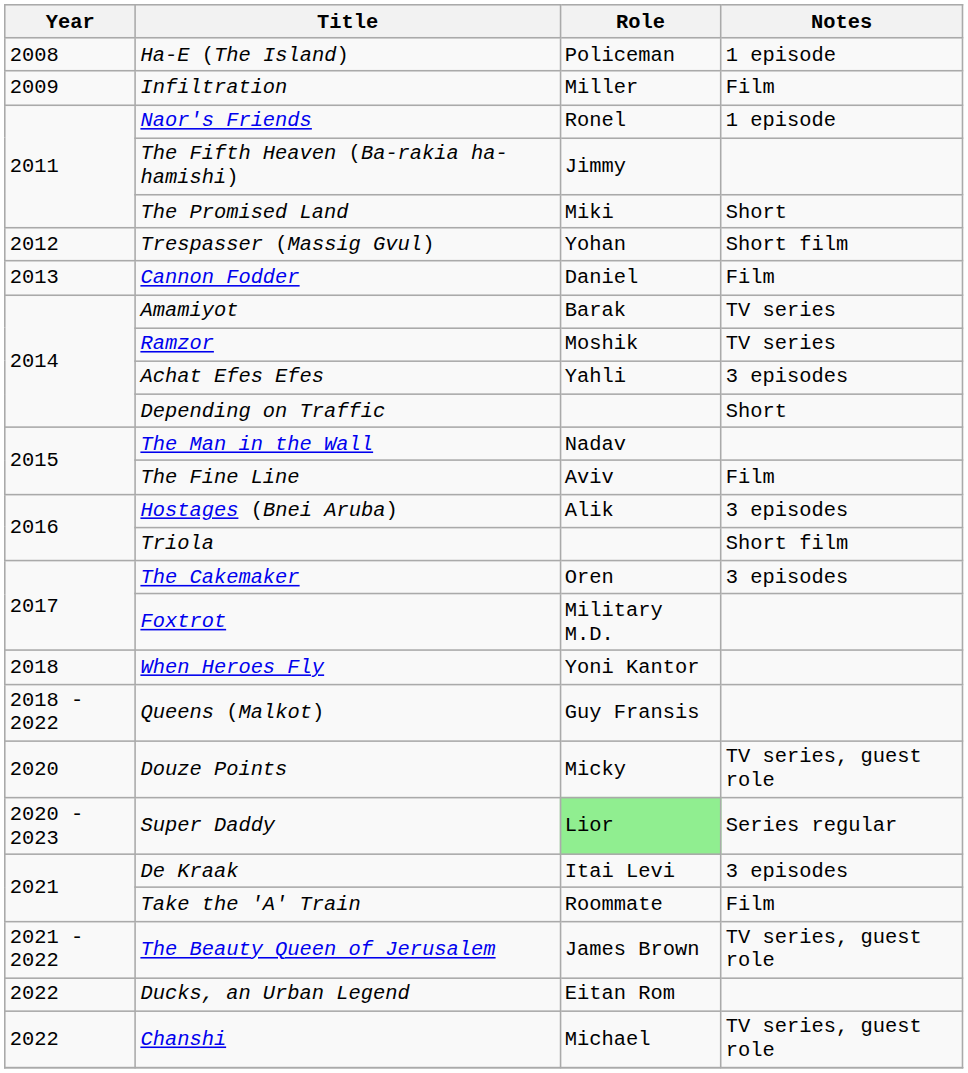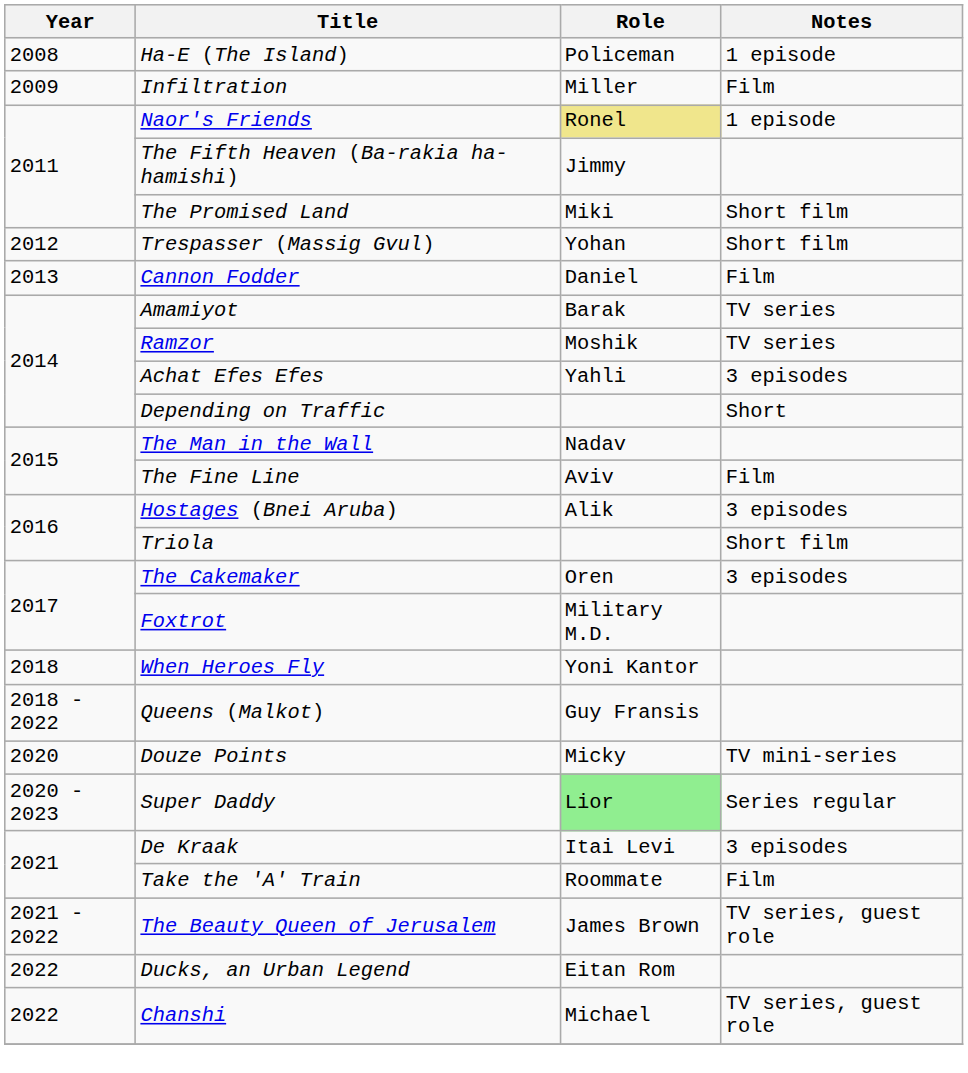(595, 121) no background -> (595, 121) khaki background
(756, 211) Short -> (787, 211) Short film
(824, 769) TV series, guest role -> (812, 757) TV mini-series
